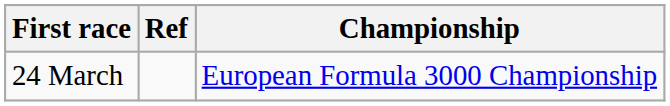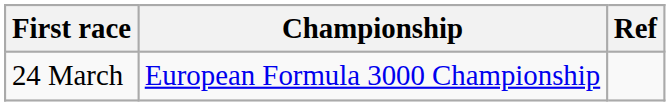columns swapped: (429, 27) <-> (166, 27)
